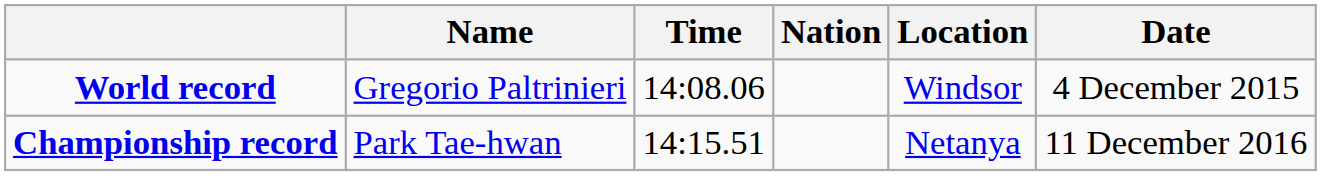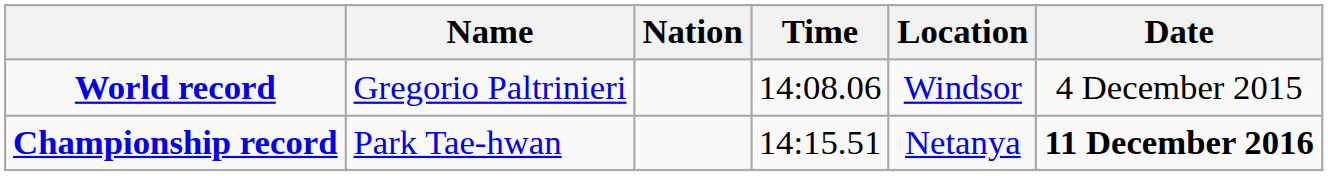columns swapped: (831, 32) <-> (704, 32)
(1176, 142) normal -> (1179, 142) bold
